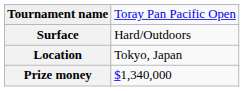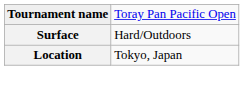- row: (58, 75)
